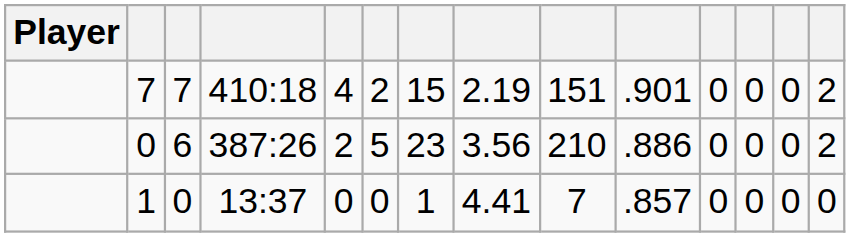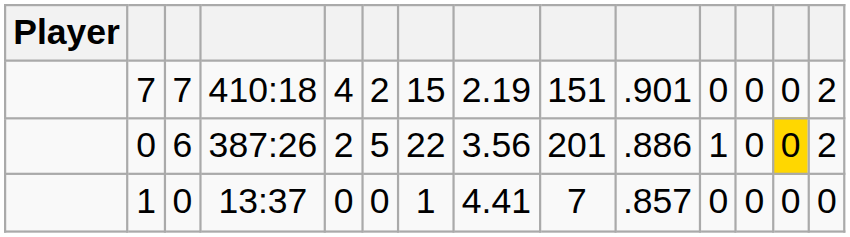(426, 145) 23 -> (426, 145) 22
(577, 145) 210 -> (577, 145) 201
(718, 145) 0 -> (718, 145) 1
(791, 145) no background -> (791, 145) gold background
